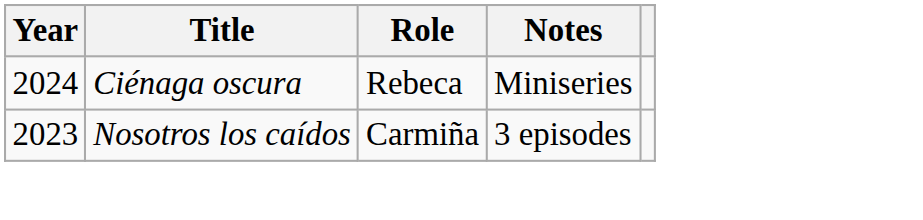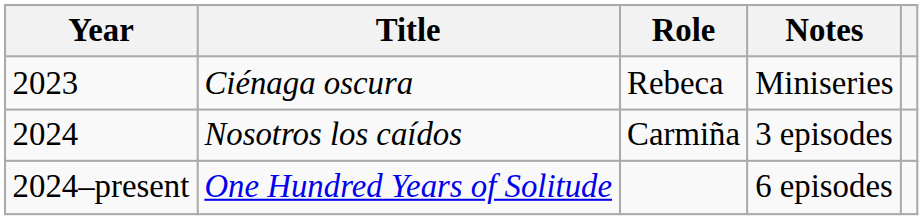(45, 82) 2024 -> (45, 82) 2023
(45, 134) 2023 -> (45, 134) 2024
+ row: (408, 186)
